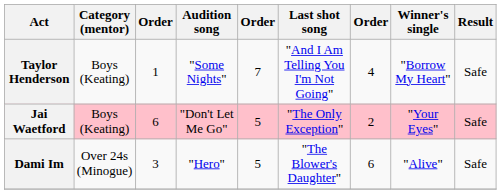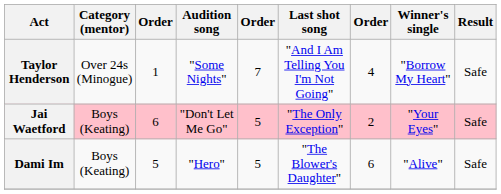(105, 71) Boys (Keating) -> (105, 71) Over 24s (Minogue)
(105, 163) Over 24s (Minogue) -> (105, 163) Boys (Keating)
(156, 163) 3 -> (156, 163) 5
